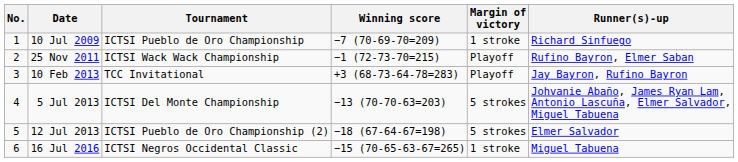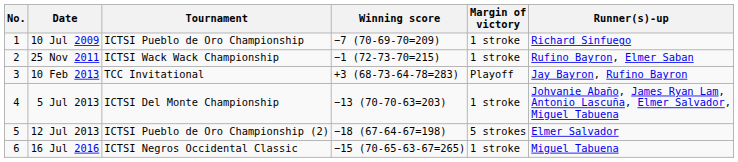(492, 58) Playoff -> (495, 58) 1 stroke
(498, 104) 5 strokes -> (495, 104) 1 stroke
